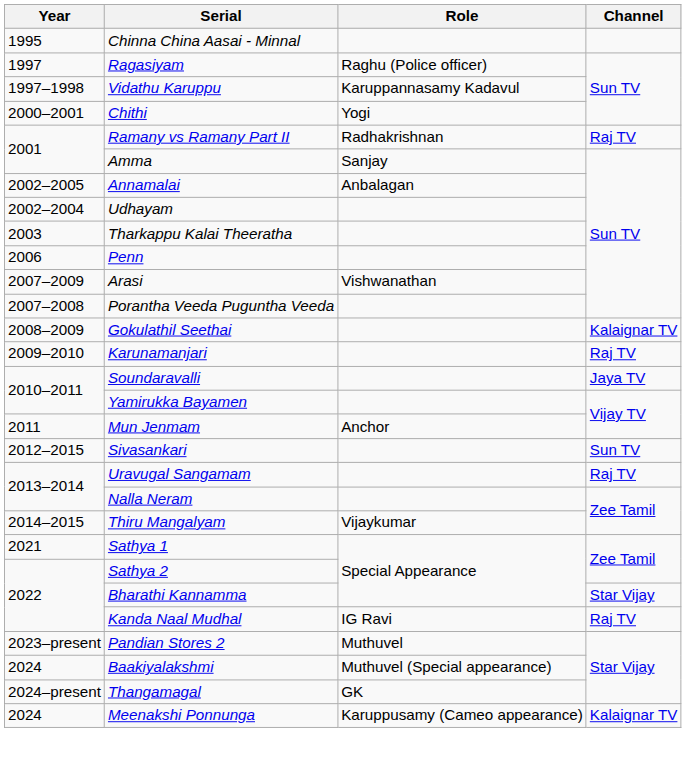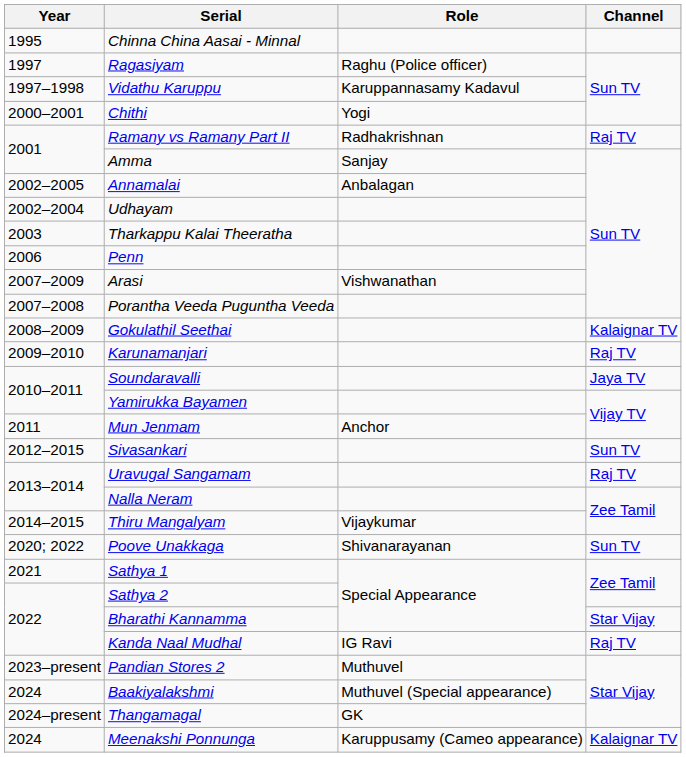+ row: (166, 546)
